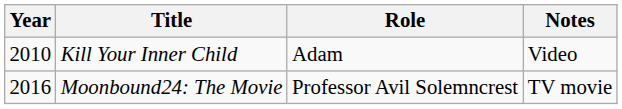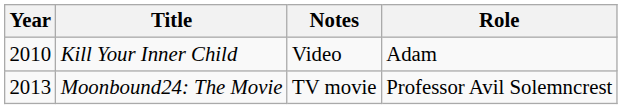columns swapped: (405, 20) <-> (570, 20)
(30, 86) 2016 -> (30, 86) 2013
